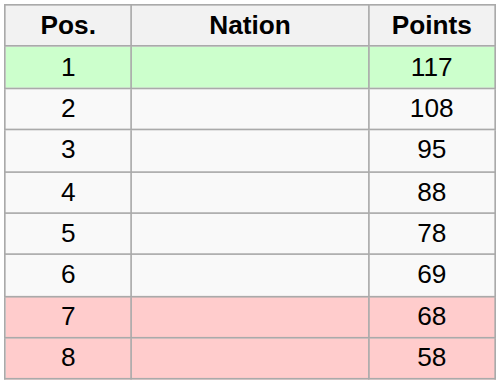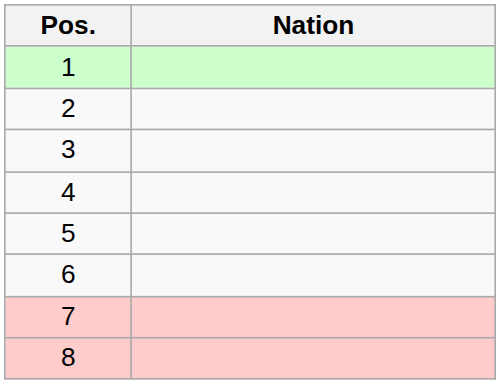- column: (432, 25)
